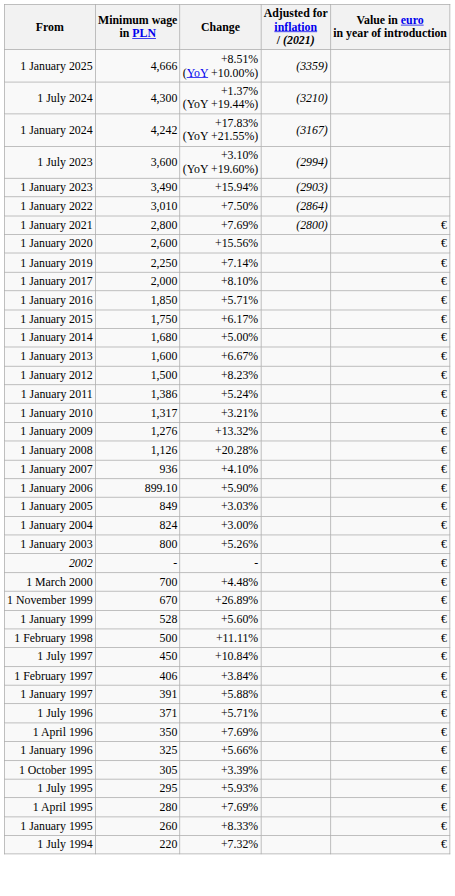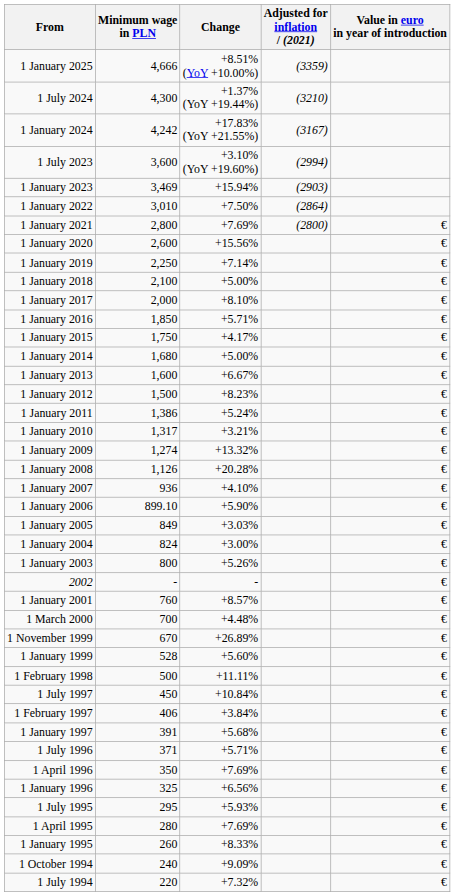(164, 187) 3,490 -> (164, 187) 3,469
+ row: (56, 281)
(240, 319) +6.17% -> (240, 337) +4.17%
(164, 431) 1,276 -> (164, 450) 1,274
+ row: (56, 600)
(240, 694) +5.88% -> (240, 732) +5.68%
(240, 751) +5.66% -> (240, 788) +6.56%
- row: (56, 769)
+ row: (56, 863)
